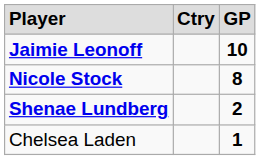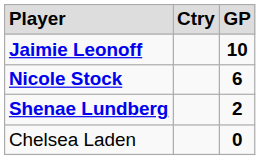(237, 79) 8 -> (237, 79) 6
(237, 139) 1 -> (237, 139) 0
